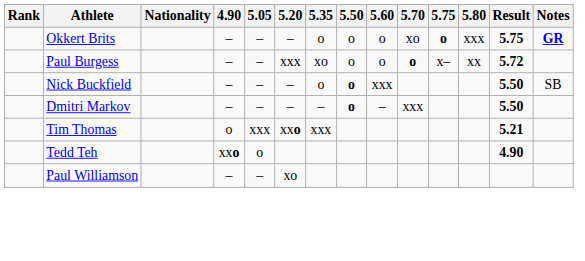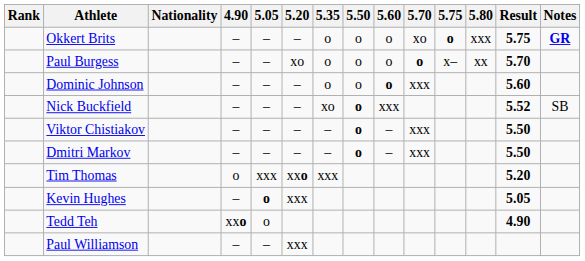(290, 61) xxx -> (297, 61) xo
(321, 61) xo -> (328, 61) o
(511, 61) 5.72 -> (518, 61) 5.70
+ row: (95, 84)
(321, 84) o -> (328, 107) xo
(511, 84) 5.50 -> (518, 107) 5.52
+ row: (96, 130)
(511, 130) 5.21 -> (518, 175) 5.20
+ row: (86, 198)
(290, 175) xo -> (297, 244) xxx
